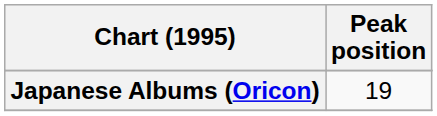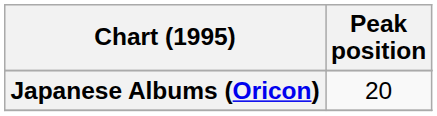(379, 90) 19 -> (379, 90) 20
